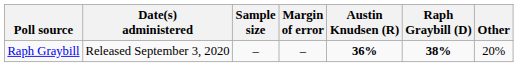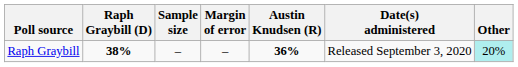columns swapped: (158, 22) <-> (438, 22)
(494, 51) no background -> (494, 51) paleturquoise background
